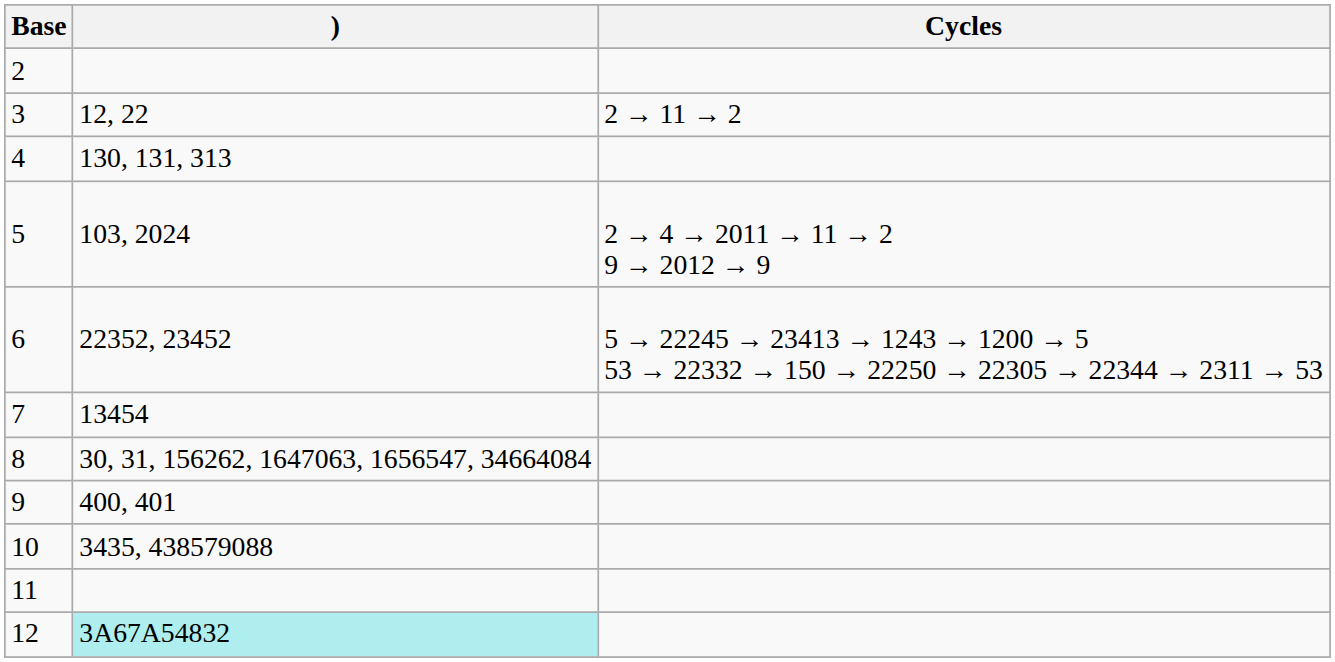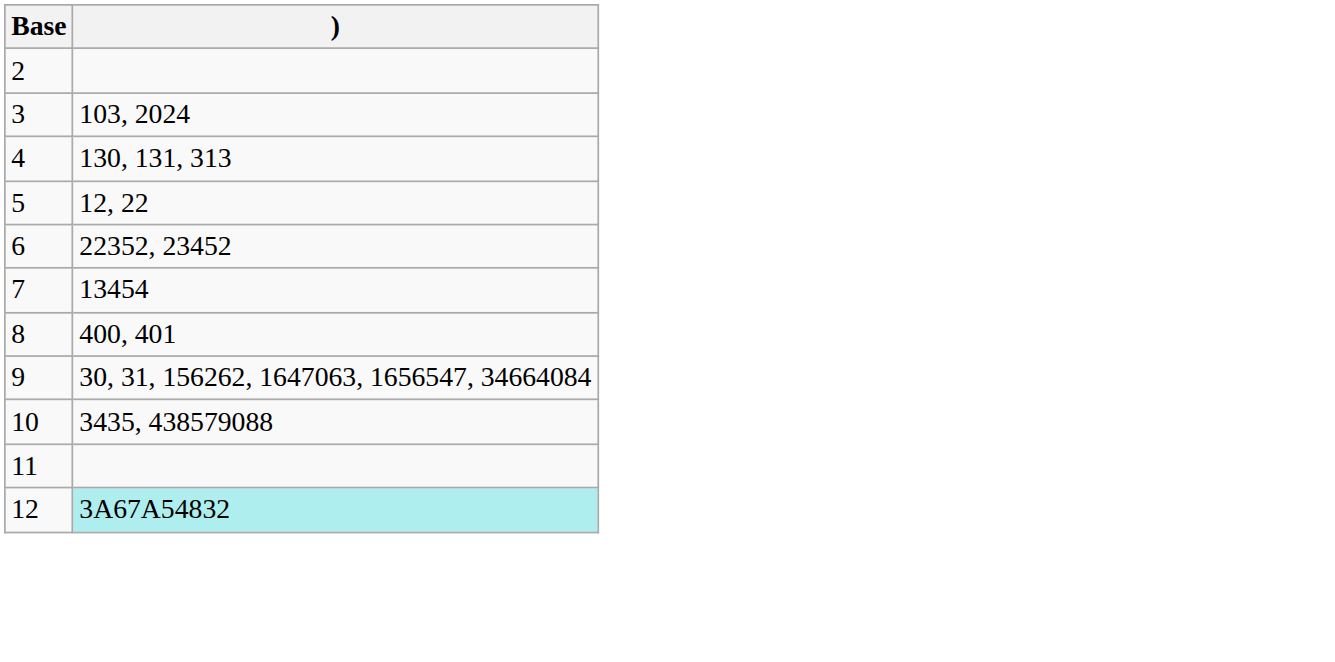- column: (964, 26)
(114, 114) 12, 22 -> (135, 114) 103, 2024
(135, 233) 103, 2024 -> (114, 202) 12, 22
(335, 458) 30, 31, 156262, 1647063, 1656547, 34664084 -> (128, 333) 400, 401
(128, 502) 400, 401 -> (335, 377) 30, 31, 156262, 1647063, 1656547, 34664084
